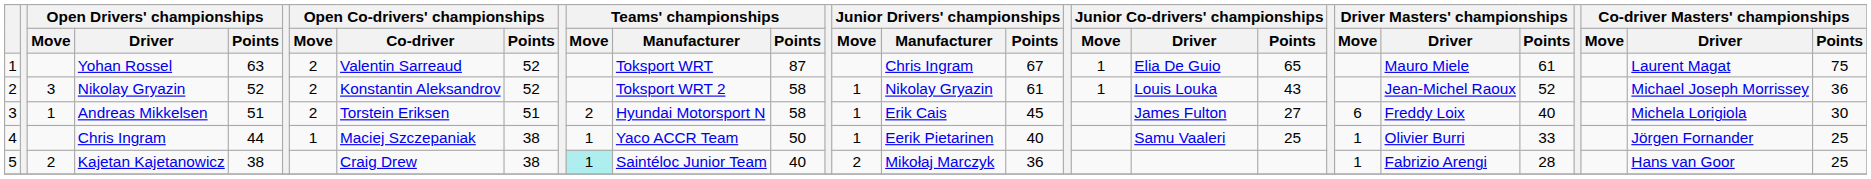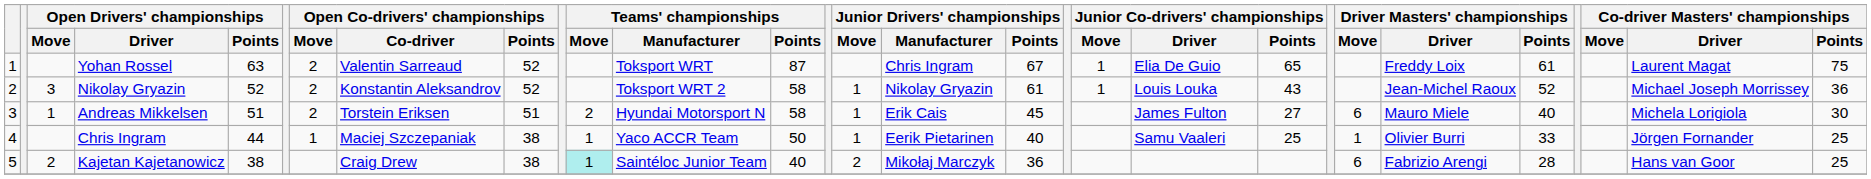(1427, 65) Mauro Miele -> (1425, 65) Freddy Loix
(1425, 113) Freddy Loix -> (1427, 113) Mauro Miele
(1358, 162) 1 -> (1358, 162) 6
